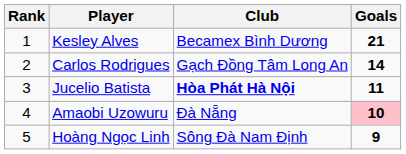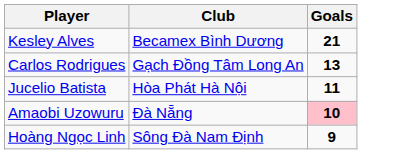- column: (27, 16)
(376, 64) 14 -> (332, 64) 13
(236, 88) bold -> (189, 88) normal
